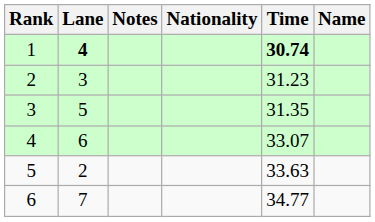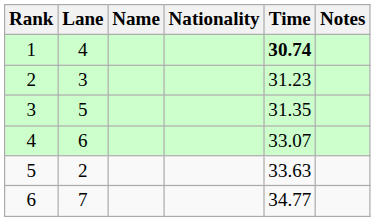columns swapped: (342, 19) <-> (135, 19)
(83, 49) bold -> (83, 49) normal
